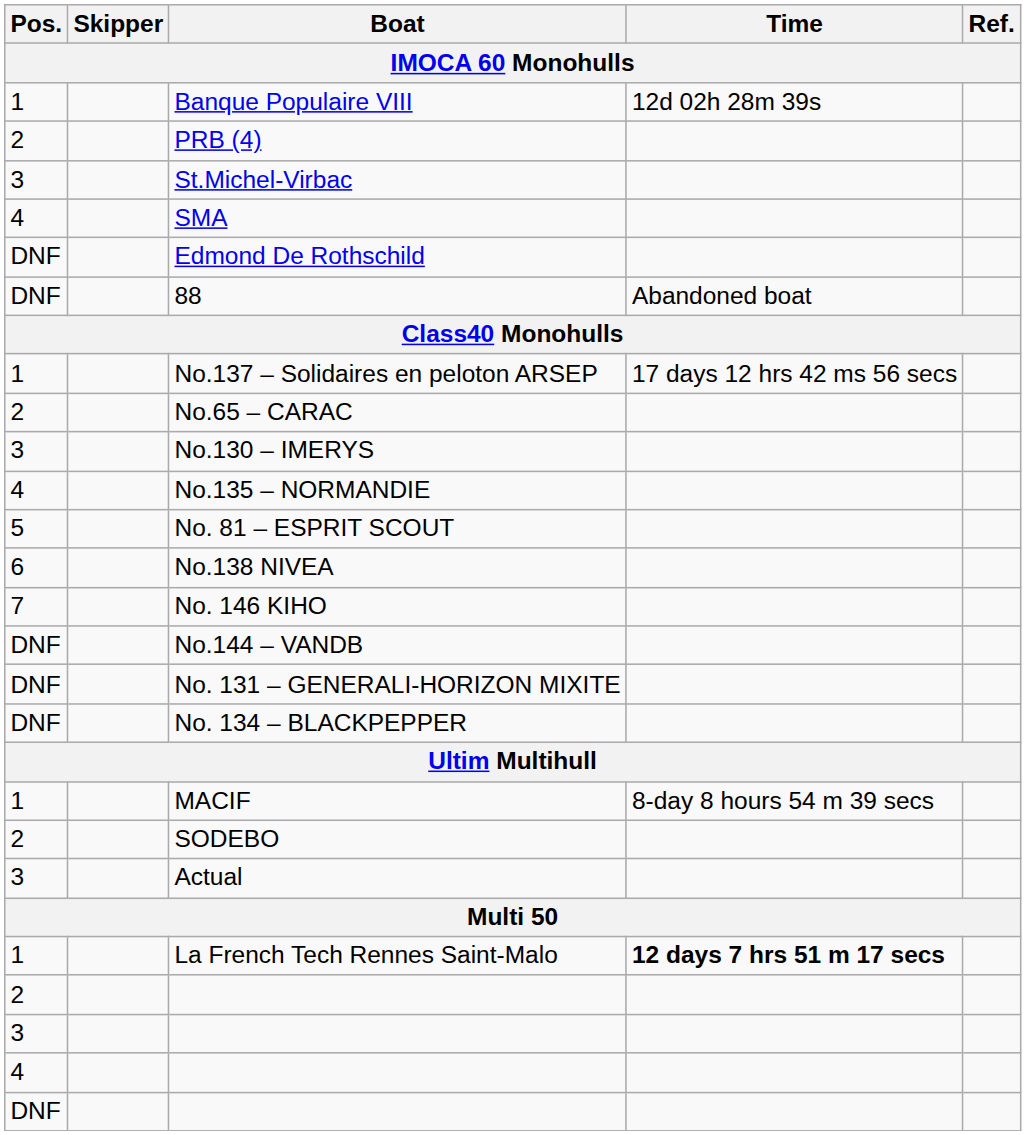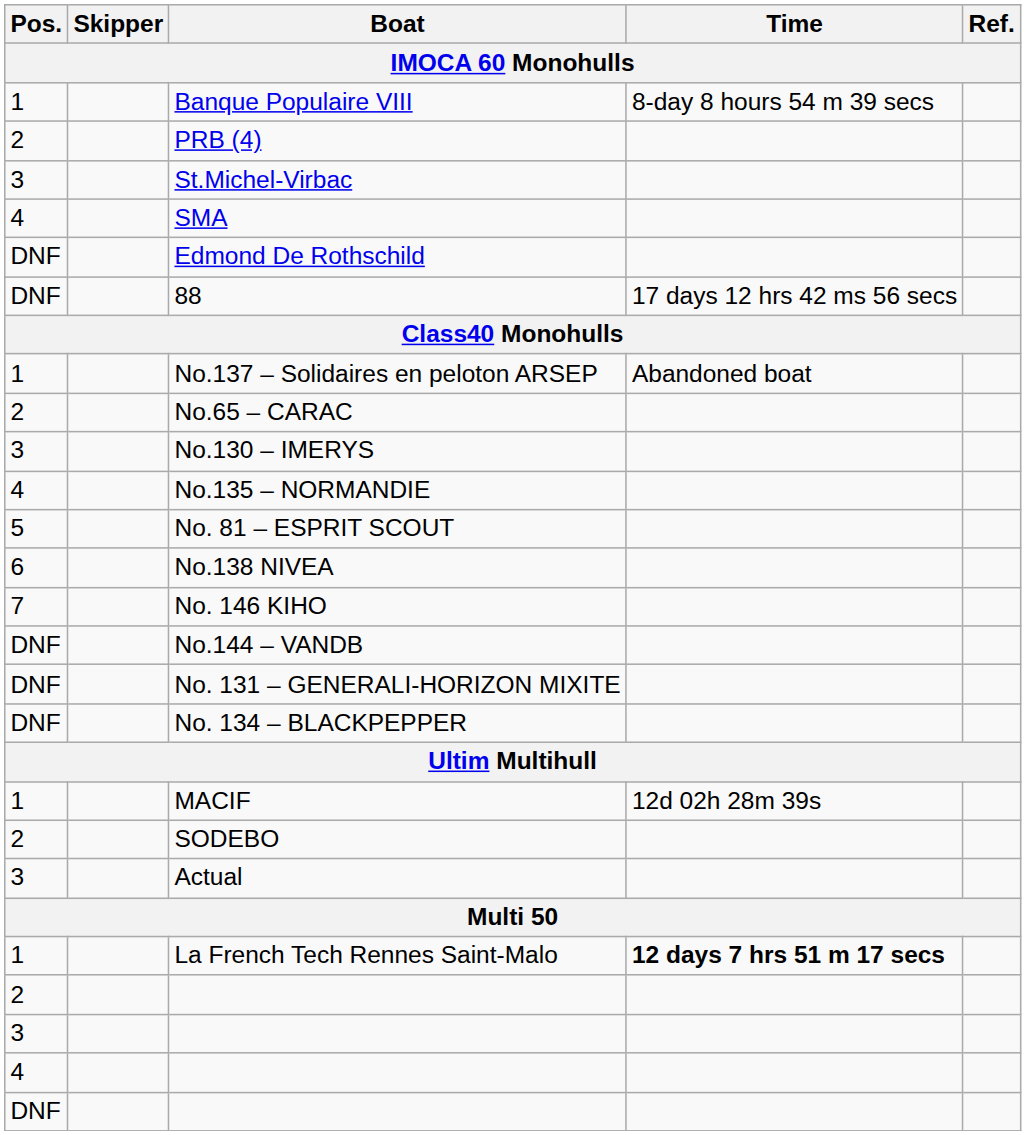(727, 101) 12d 02h 28m 39s -> (783, 101) 8-day 8 hours 54 m 39 secs
(722, 295) Abandoned boat -> (795, 295) 17 days 12 hrs 42 ms 56 secs
(795, 373) 17 days 12 hrs 42 ms 56 secs -> (722, 373) Abandoned boat
(783, 800) 8-day 8 hours 54 m 39 secs -> (727, 800) 12d 02h 28m 39s
